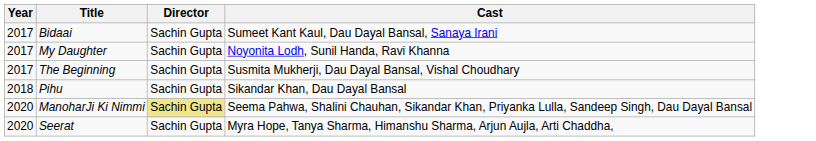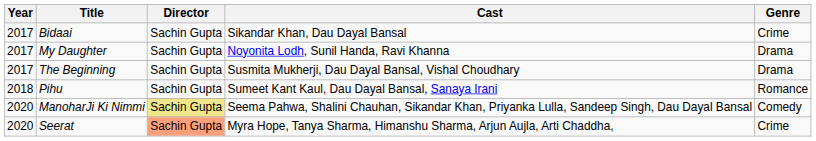+ column: (783, 13)
(362, 32) Sumeet Kant Kaul, Dau Dayal Bansal, Sanaya Irani -> (317, 32) Sikandar Khan, Dau Dayal Bansal
(317, 88) Sikandar Khan, Dau Dayal Bansal -> (362, 88) Sumeet Kant Kaul, Dau Dayal Bansal, Sanaya Irani
(186, 126) no background -> (186, 126) lightsalmon background
